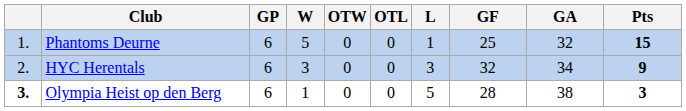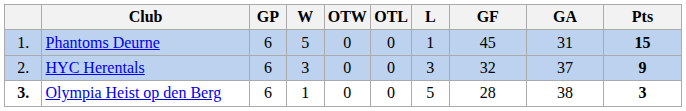(488, 42) 25 -> (488, 42) 45
(565, 42) 32 -> (565, 42) 31
(565, 67) 34 -> (565, 67) 37
